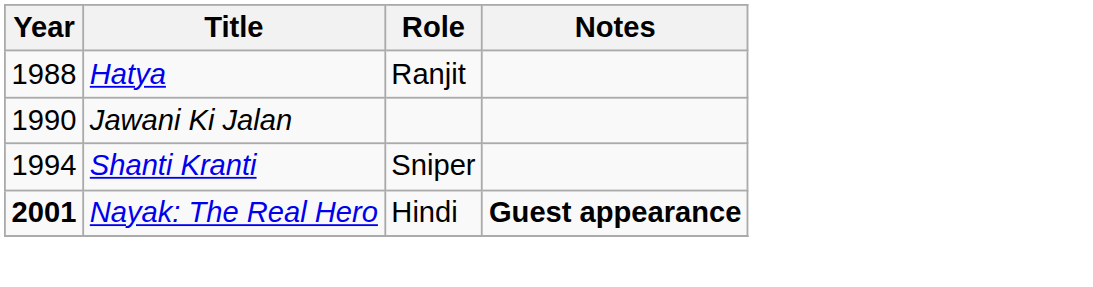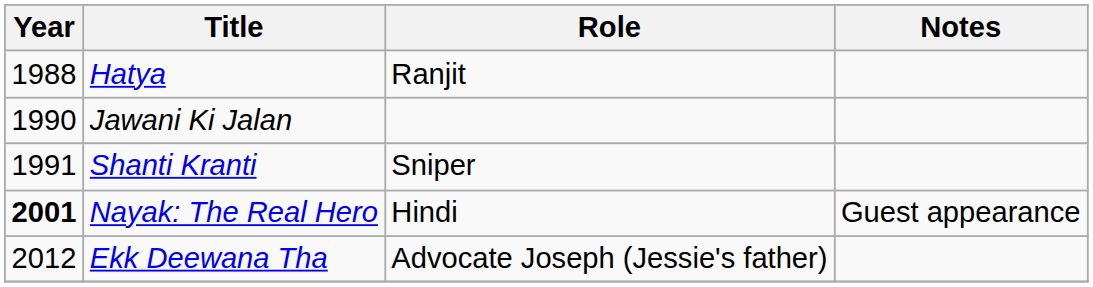(44, 166) 1994 -> (44, 166) 1991
(615, 212) bold -> (961, 212) normal
+ row: (209, 258)
